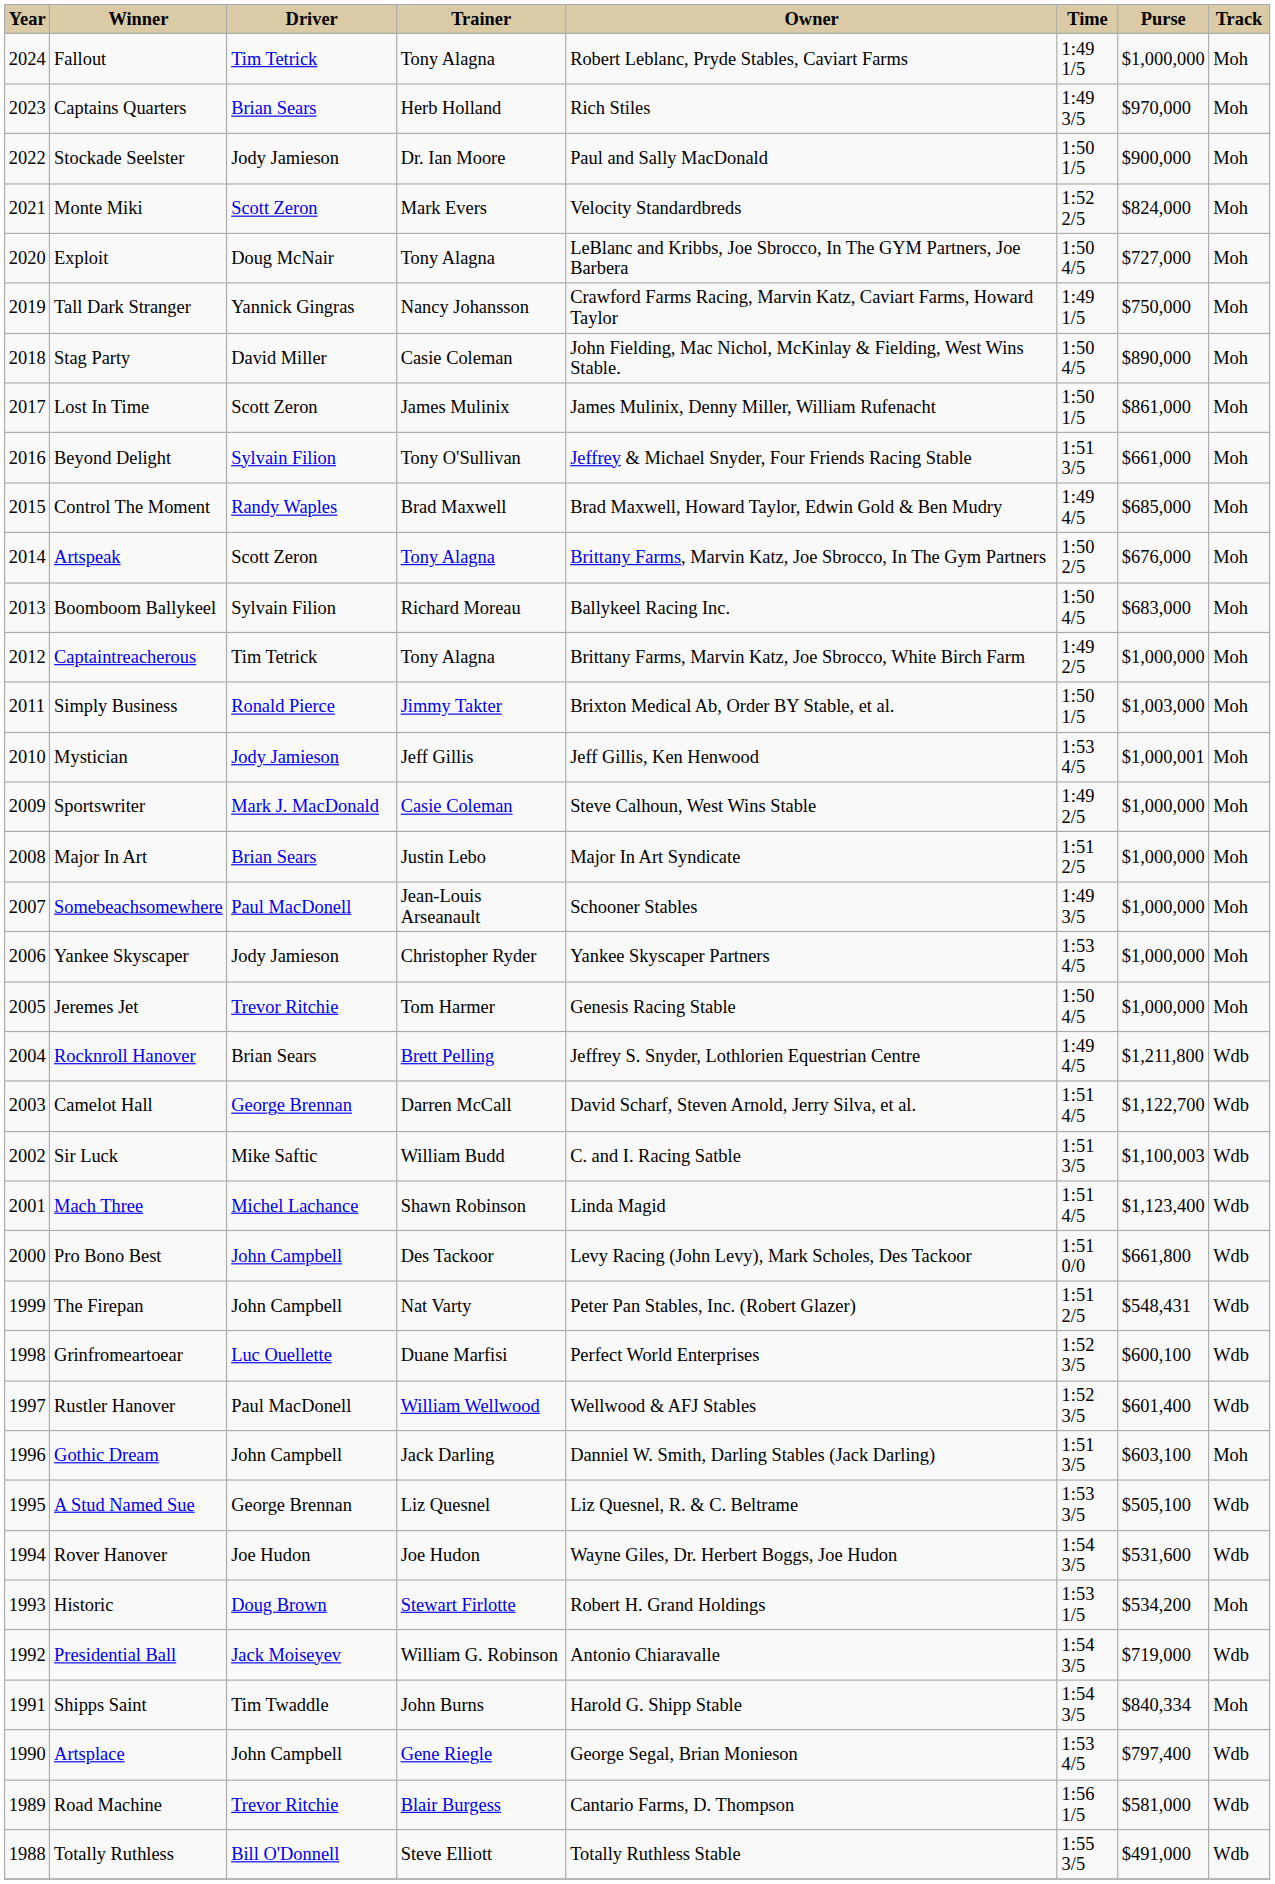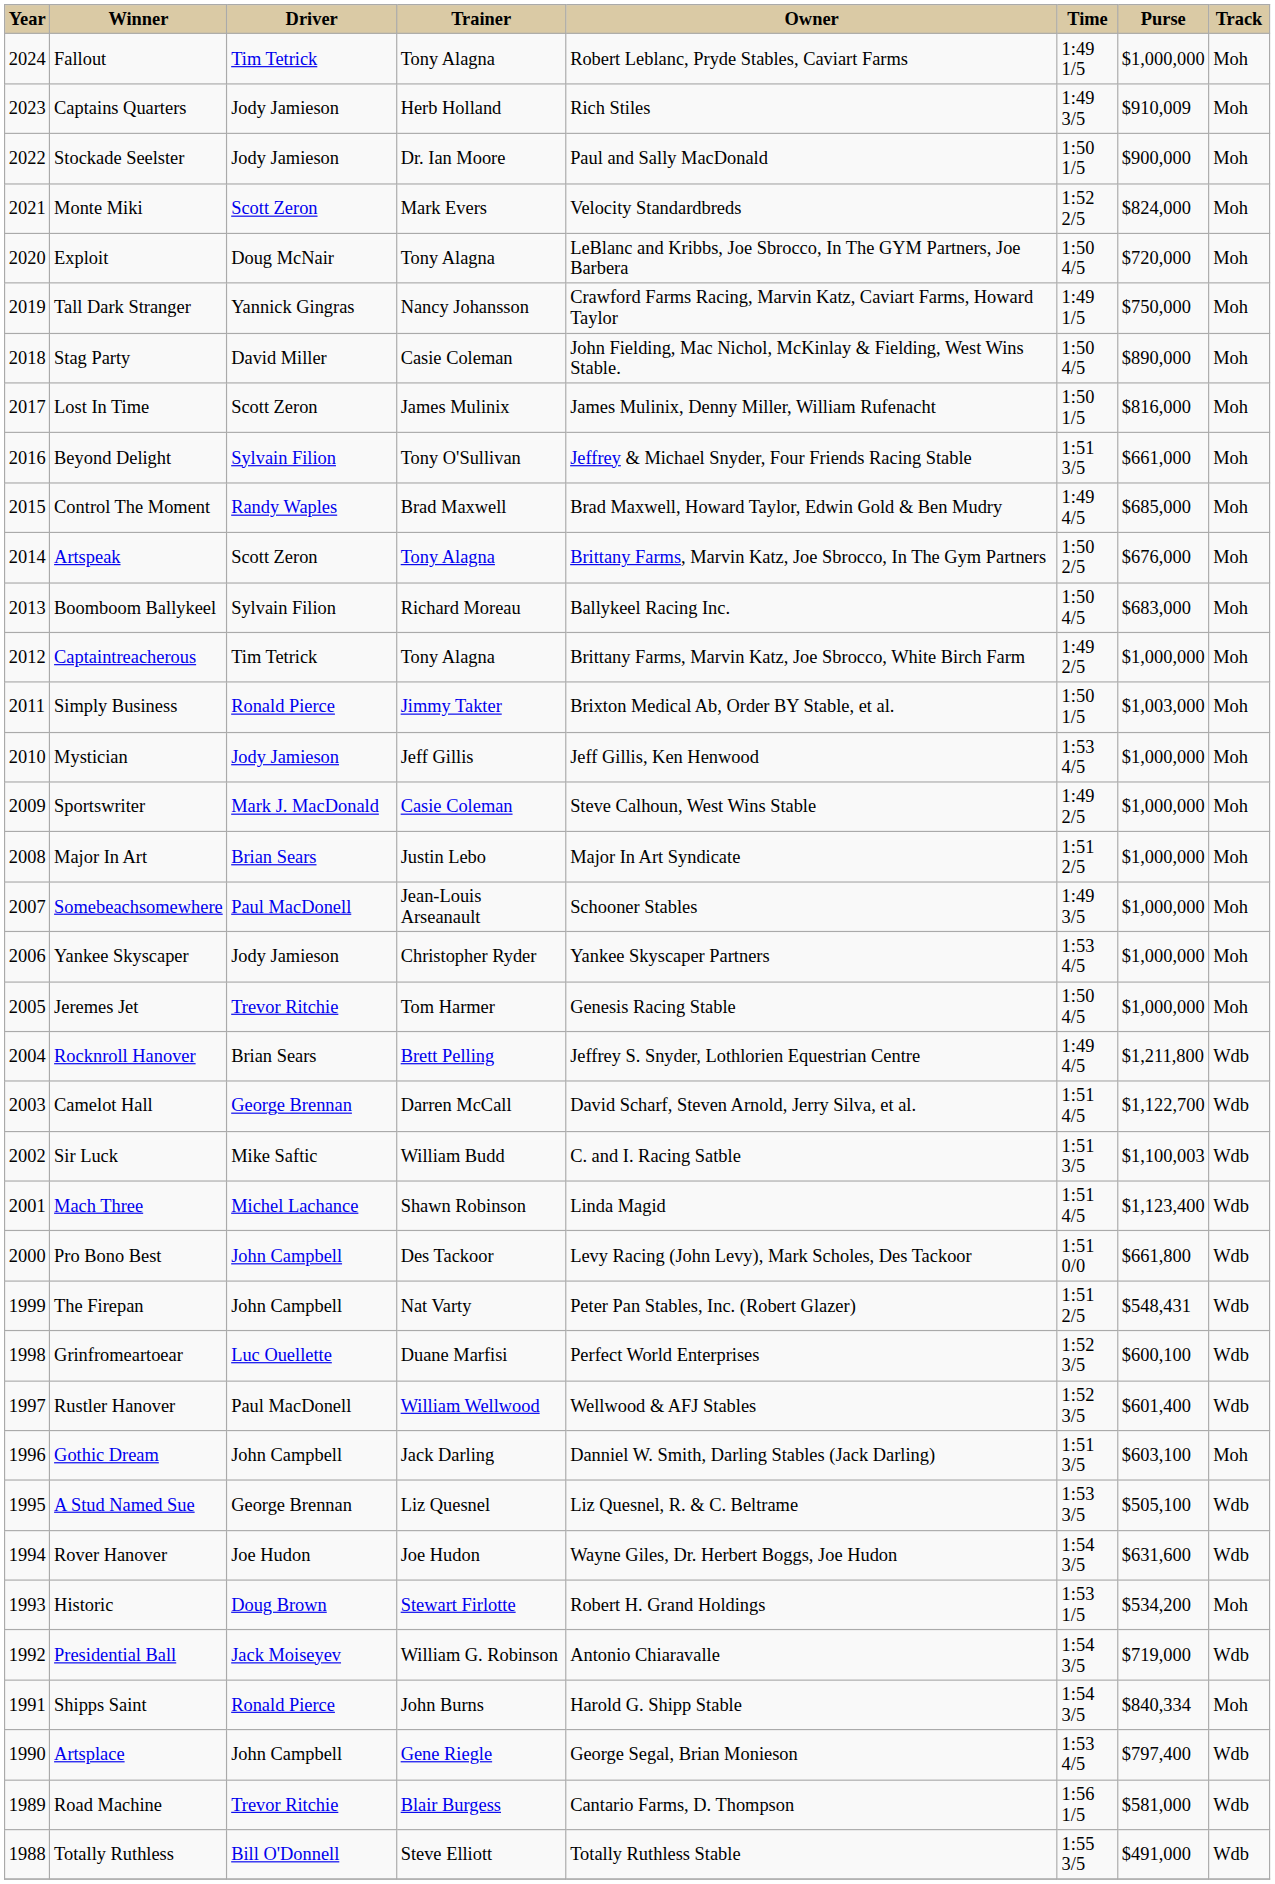(274, 108) Brian Sears -> (285, 108) Jody Jamieson
(1156, 108) $970,000 -> (1156, 108) $910,009
(1156, 258) $727,000 -> (1156, 258) $720,000
(1156, 407) $861,000 -> (1156, 407) $816,000
(1163, 756) $1,000,001 -> (1163, 756) $1,000,000
(1156, 1555) $531,600 -> (1156, 1555) $631,600
(280, 1704) Tim Twaddle -> (283, 1704) Ronald Pierce
